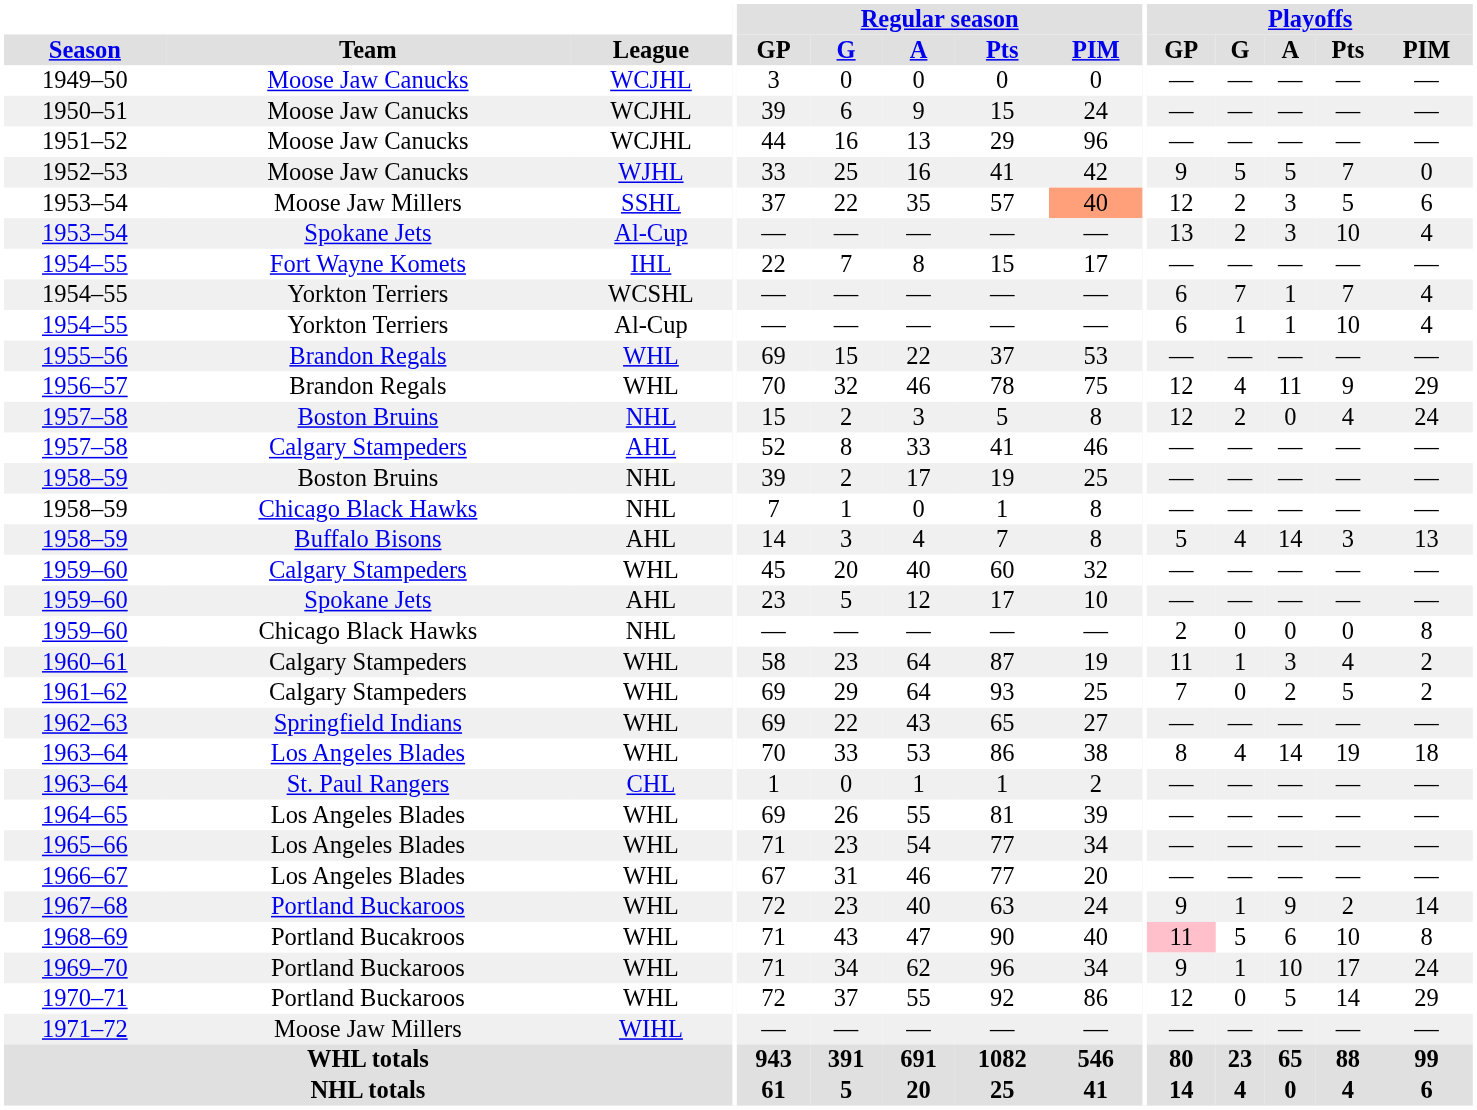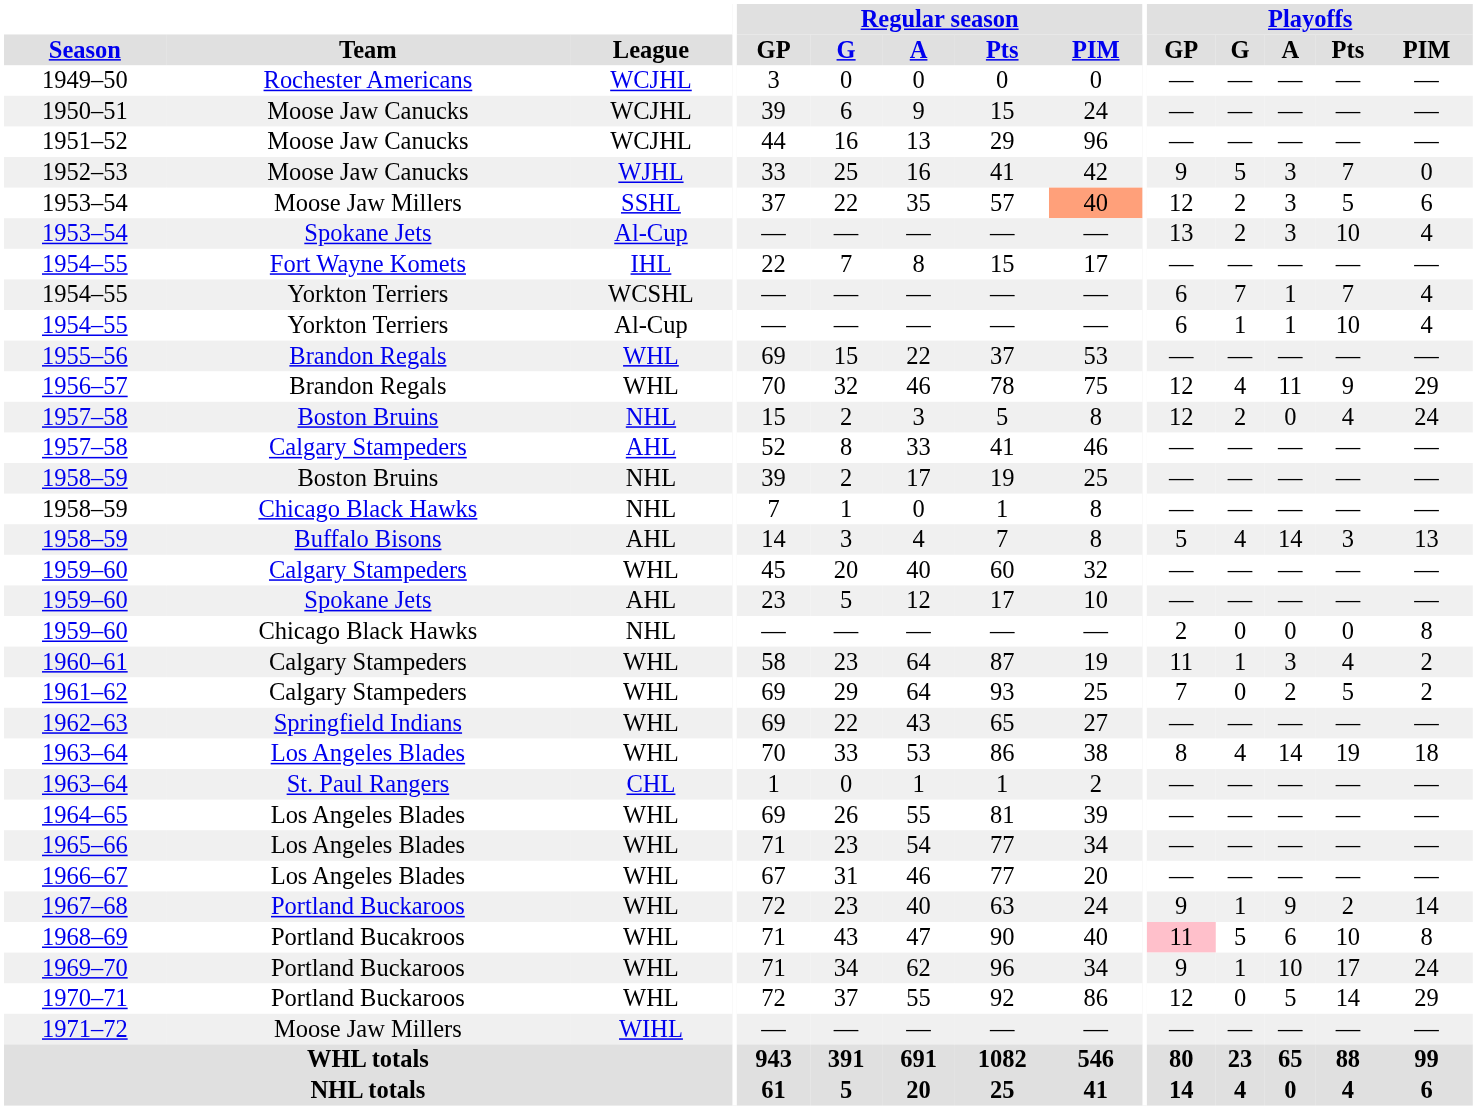(368, 80) Moose Jaw Canucks -> (368, 80) Rochester Americans
(1290, 172) 5 -> (1290, 172) 3
